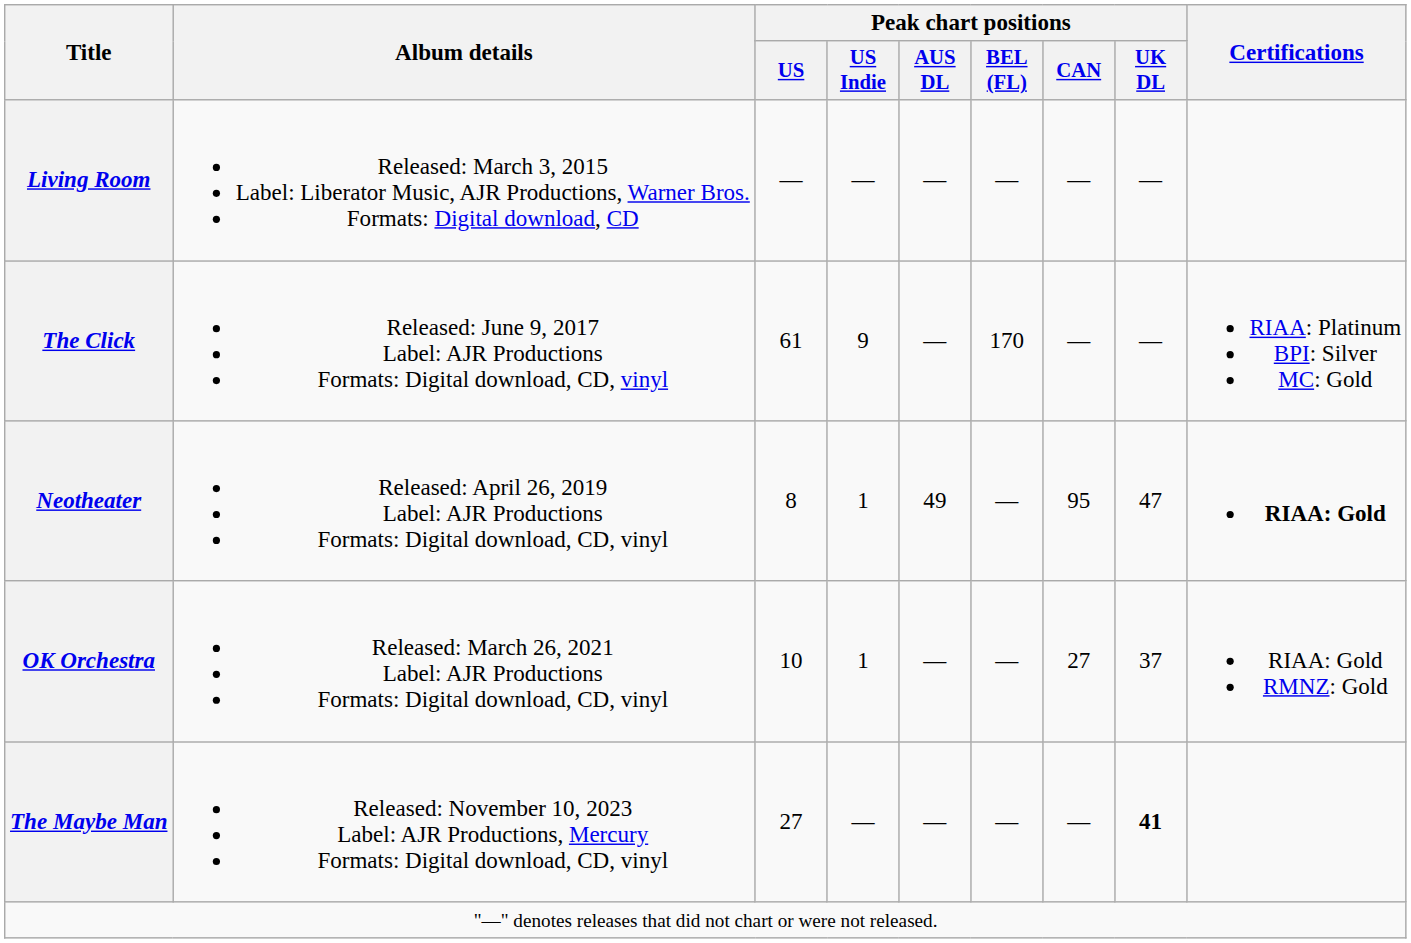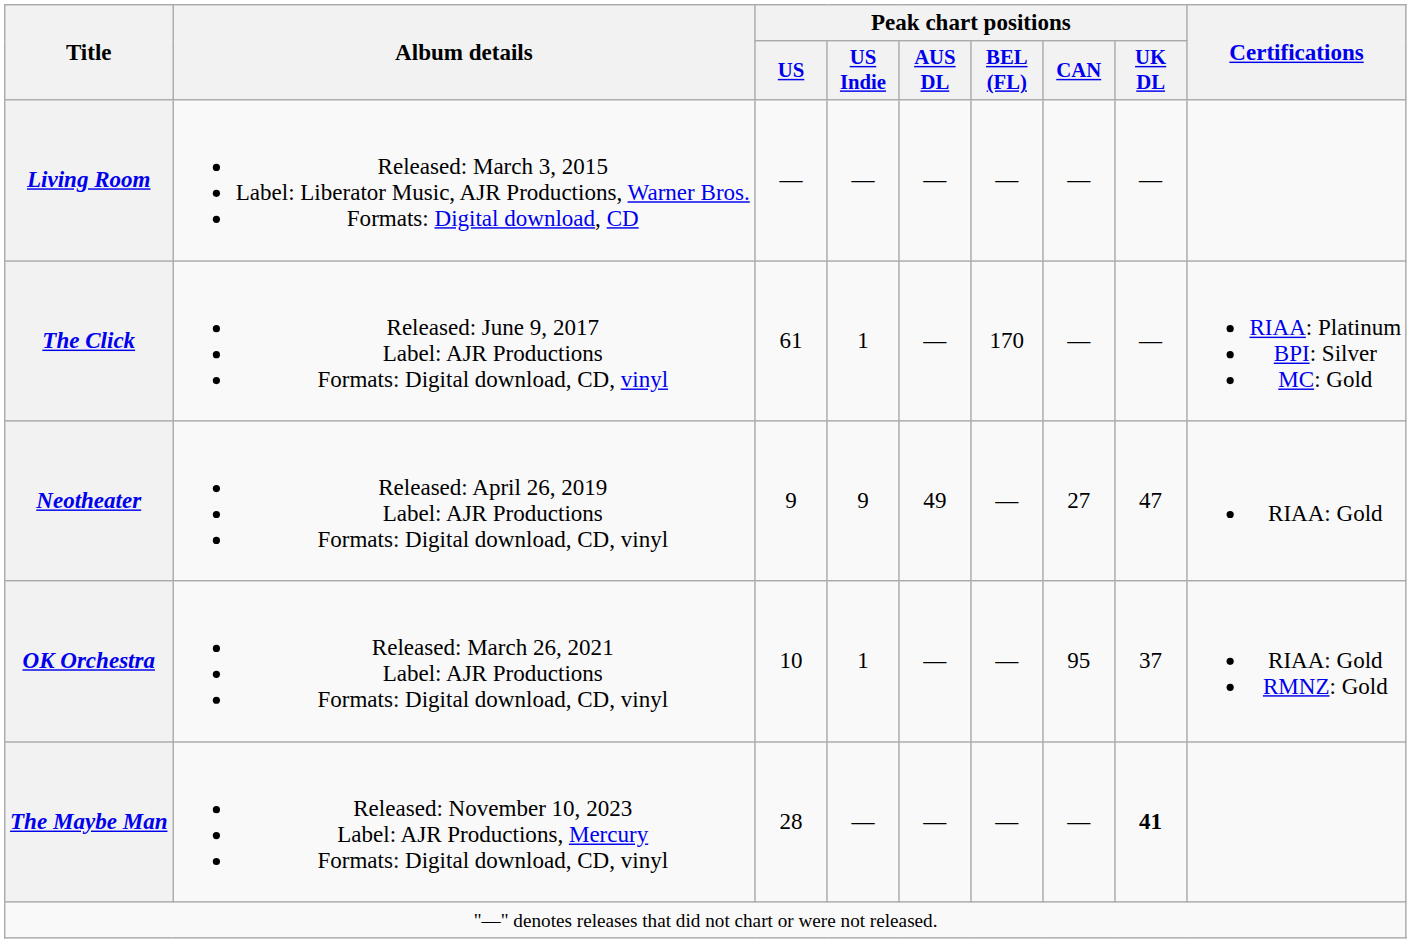(863, 340) 9 -> (863, 340) 1
(791, 500) 8 -> (791, 500) 9
(863, 500) 1 -> (863, 500) 9
(1079, 500) 95 -> (1079, 500) 27
(1297, 514) bold -> (1297, 514) normal
(1079, 661) 27 -> (1079, 661) 95
(791, 821) 27 -> (791, 821) 28
